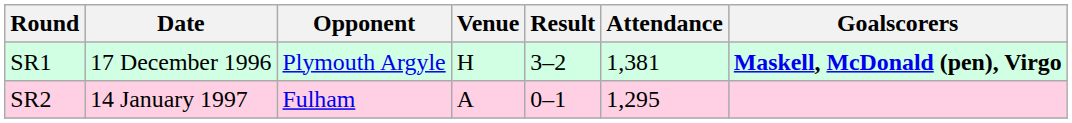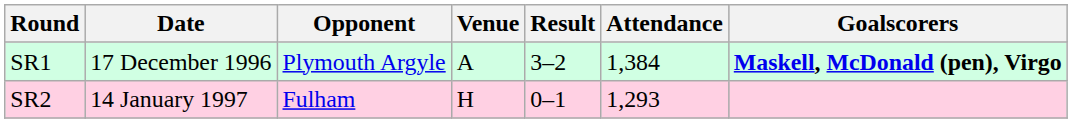(465, 61) H -> (465, 61) A
(633, 61) 1,381 -> (633, 61) 1,384
(465, 99) A -> (465, 99) H
(633, 99) 1,295 -> (633, 99) 1,293
